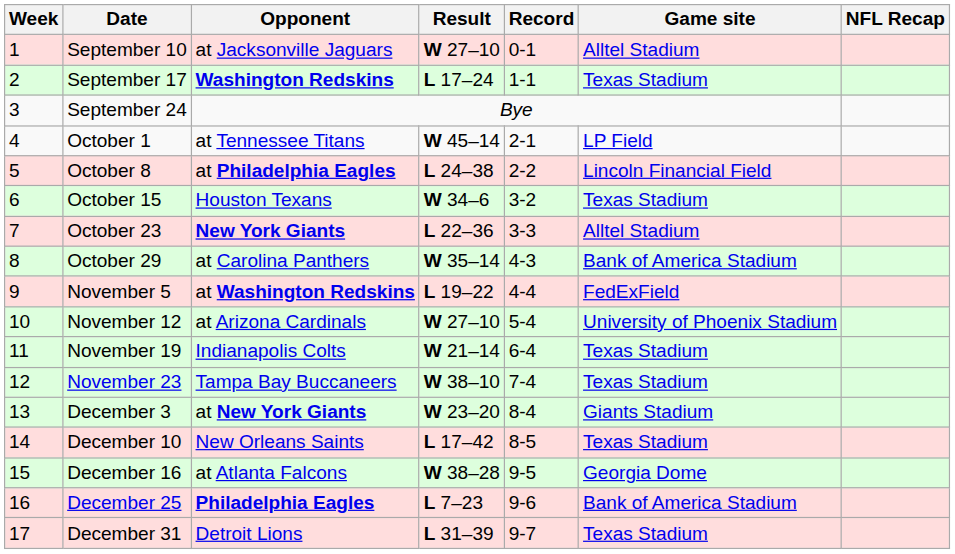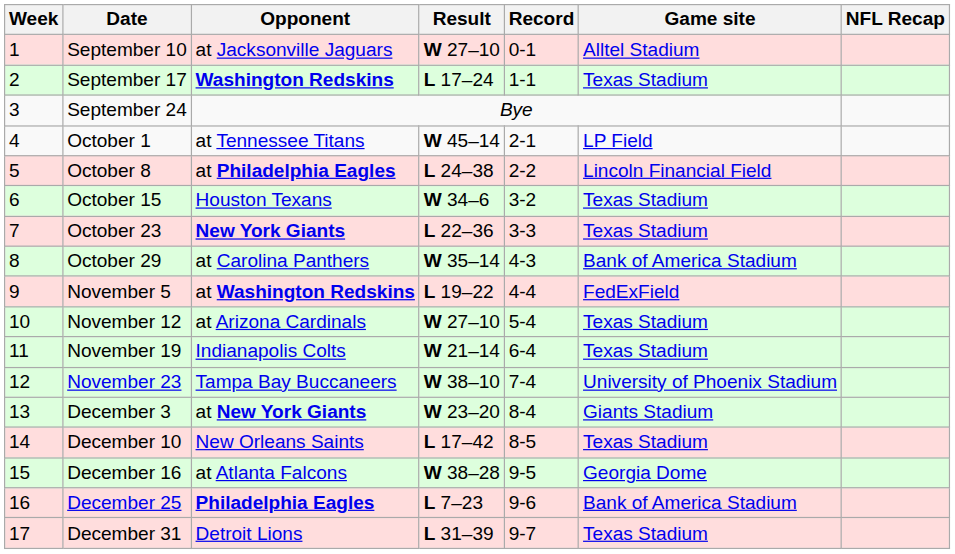(641, 230) Alltel Stadium -> (645, 230) Texas Stadium
(710, 321) University of Phoenix Stadium -> (645, 321) Texas Stadium
(645, 381) Texas Stadium -> (710, 381) University of Phoenix Stadium
